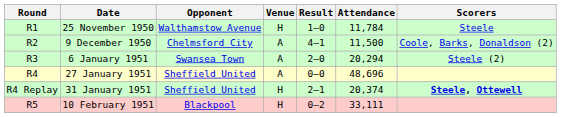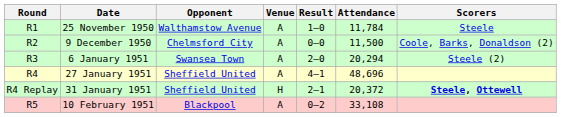(280, 28) H -> (280, 28) A
(316, 43) 4–1 -> (316, 43) 0–0
(316, 74) 0–0 -> (316, 74) 4–1
(366, 89) 20,374 -> (366, 89) 20,372
(280, 105) H -> (280, 105) A
(366, 105) 33,111 -> (366, 105) 33,108
